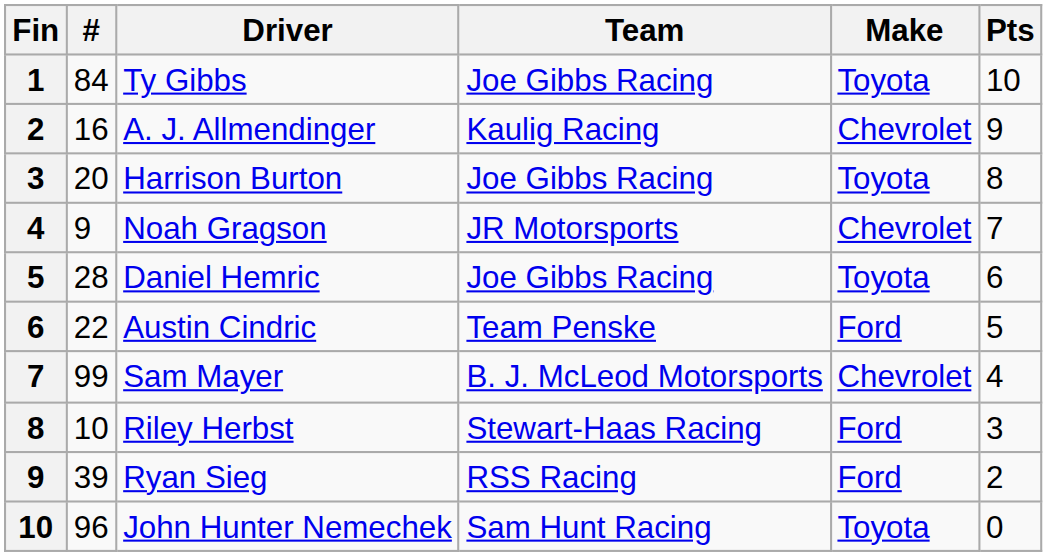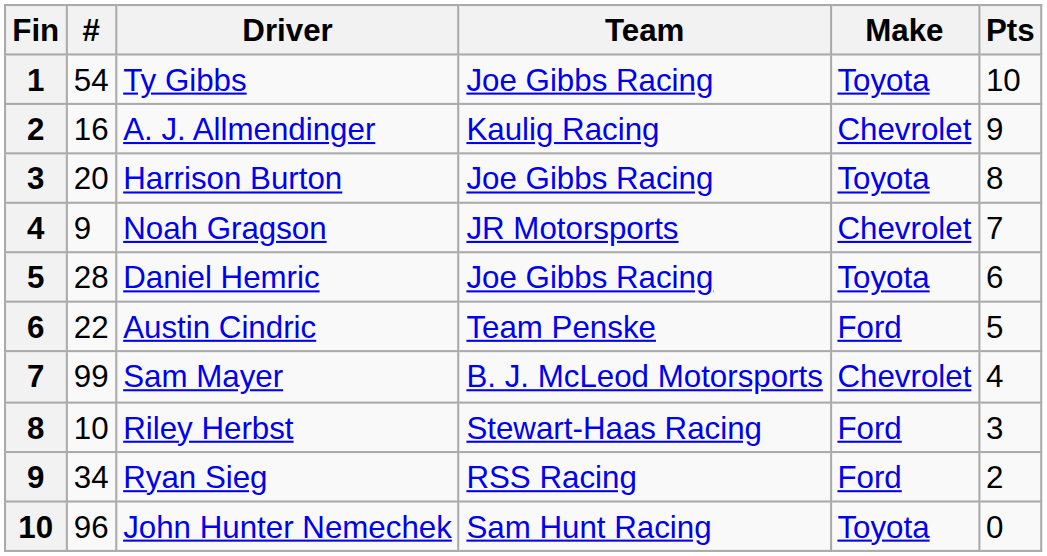(91, 80) 84 -> (91, 80) 54
(91, 476) 39 -> (91, 476) 34
